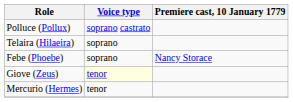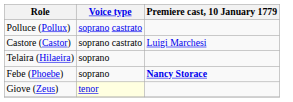+ row: (39, 43)
(183, 58) normal -> (177, 74) bold
- row: (44, 89)
